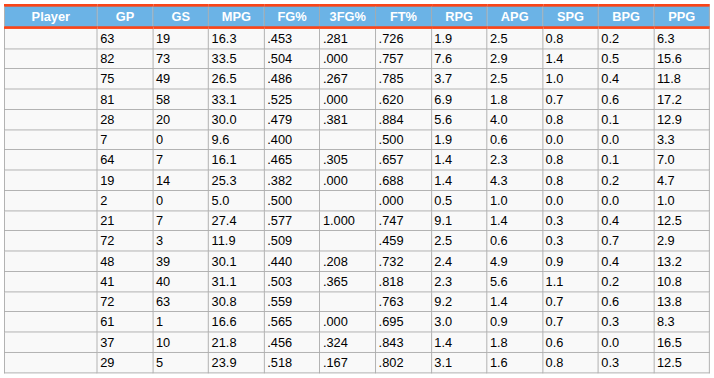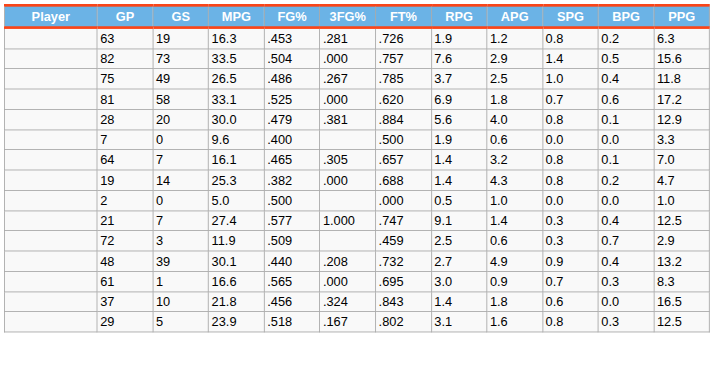(499, 39) 2.5 -> (499, 39) 1.2
(499, 160) 2.3 -> (499, 160) 3.2
(443, 261) 2.4 -> (443, 261) 2.7
- row: (224, 282)
- row: (224, 302)
